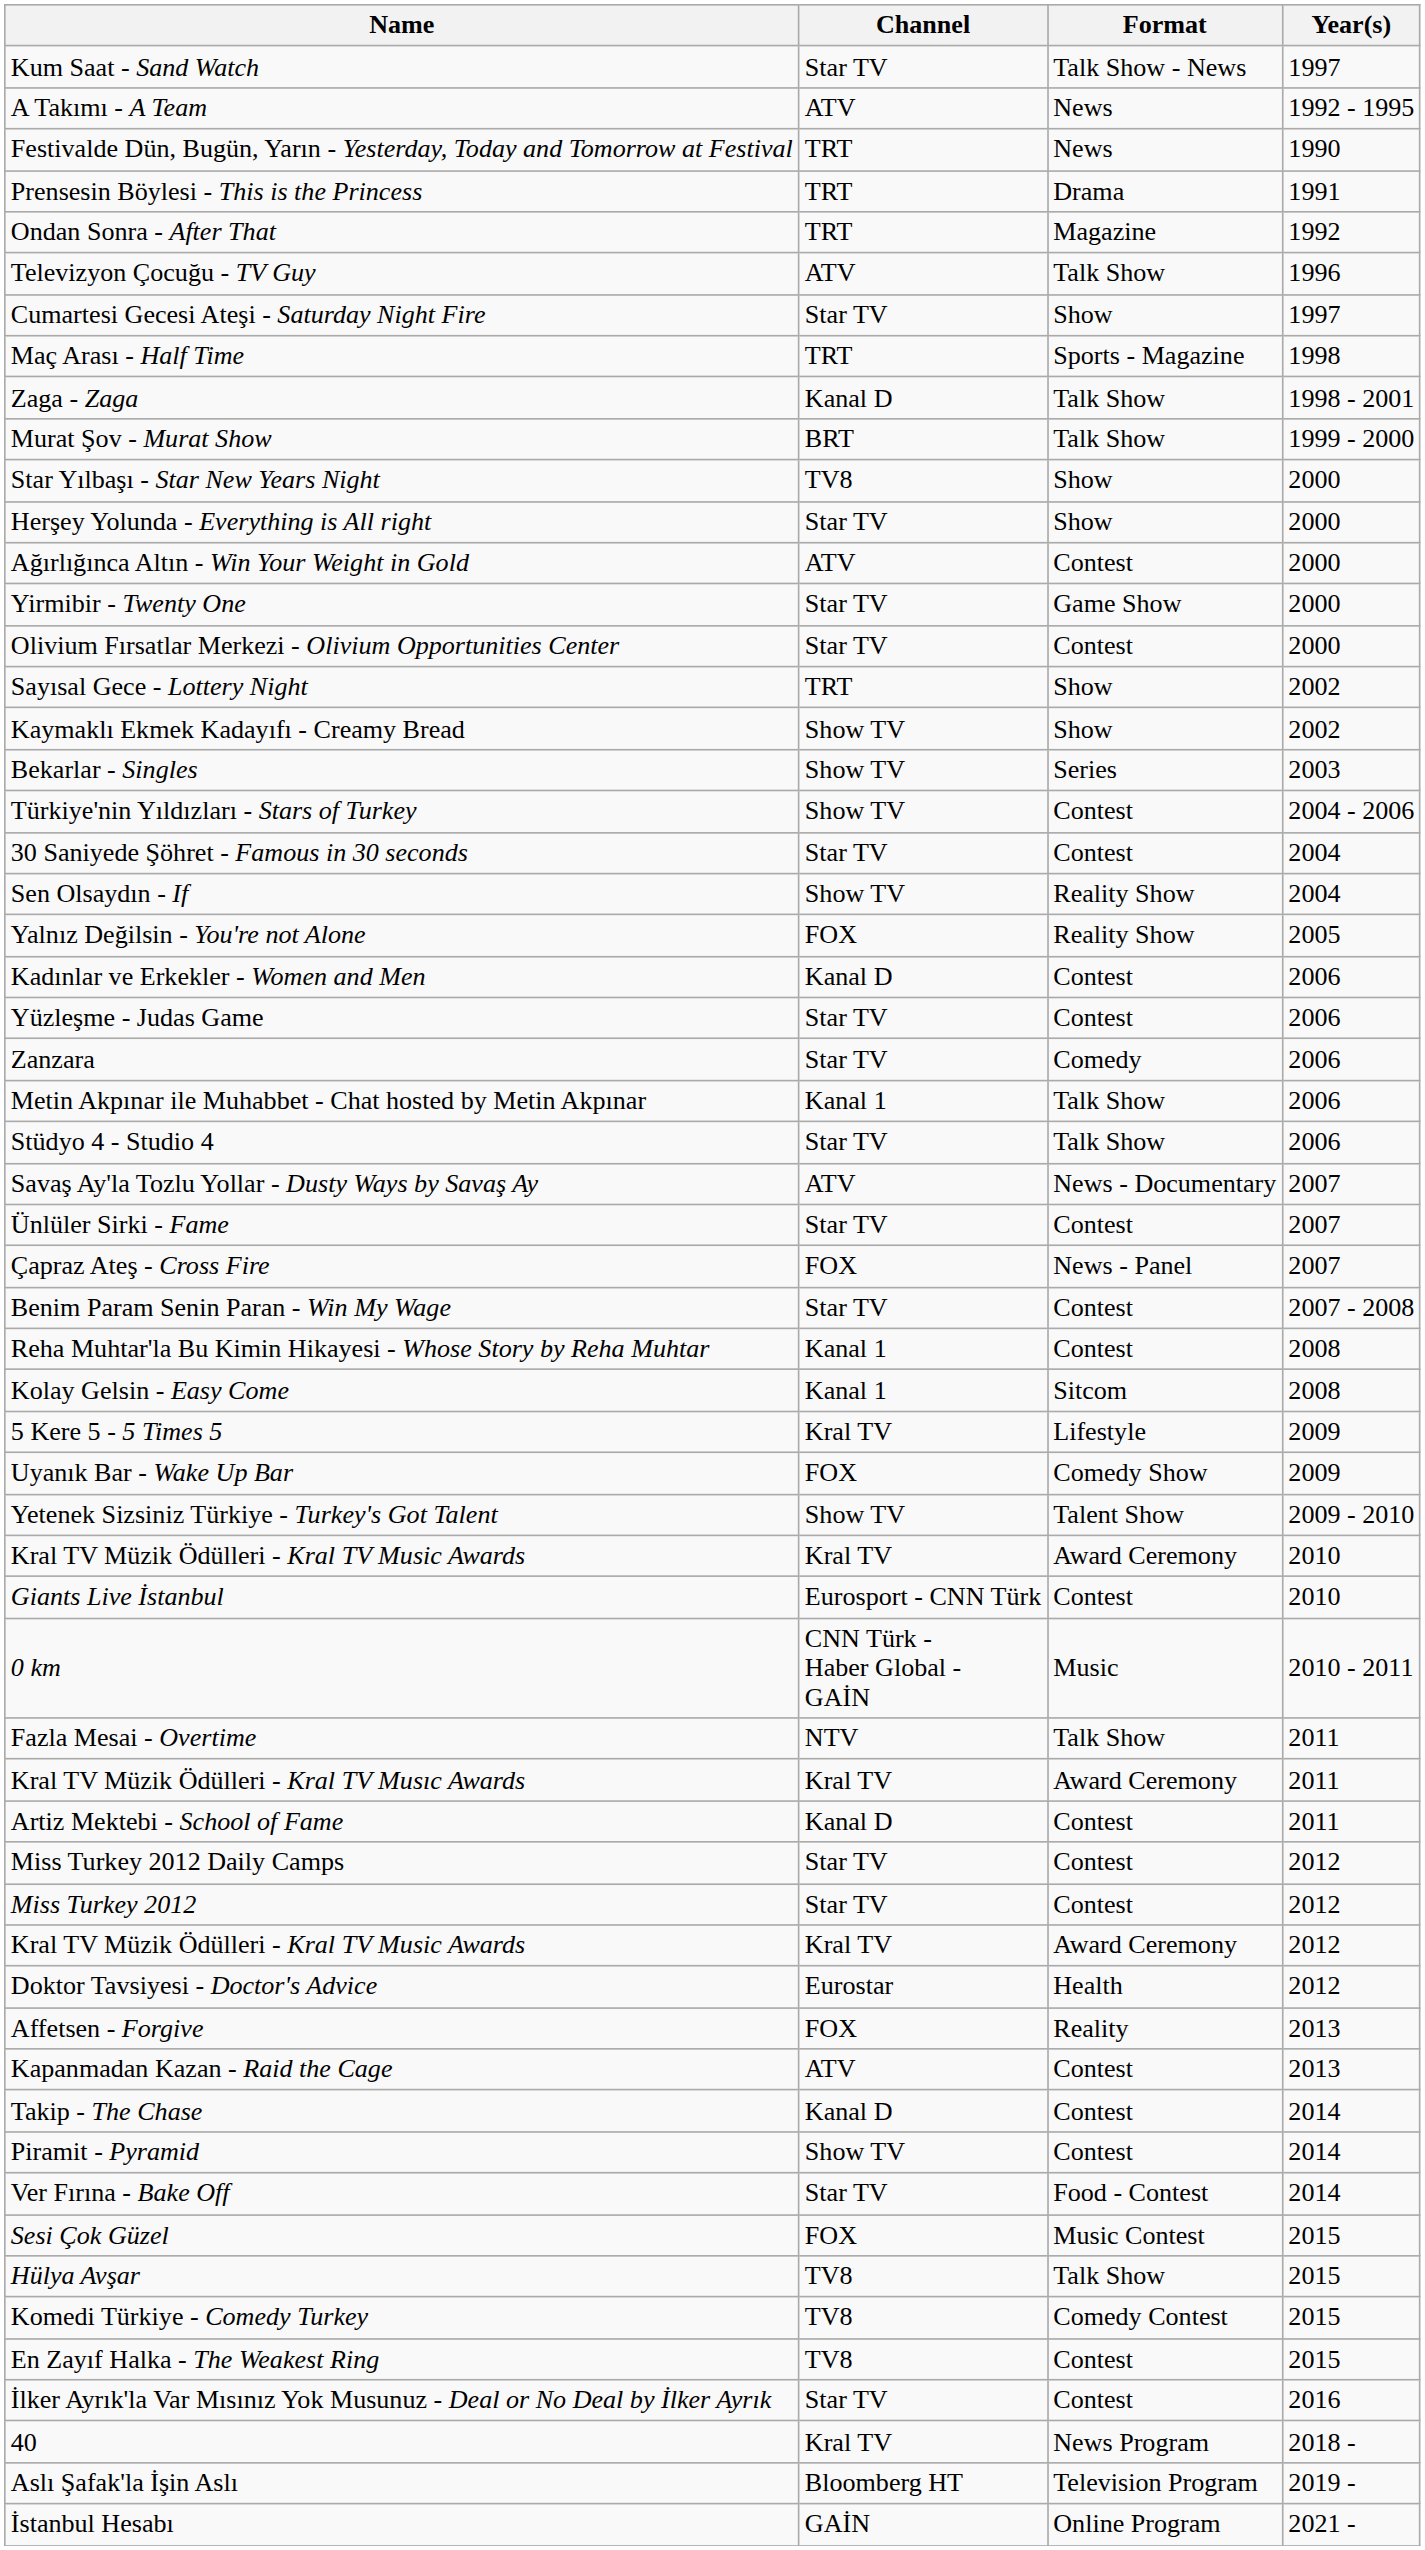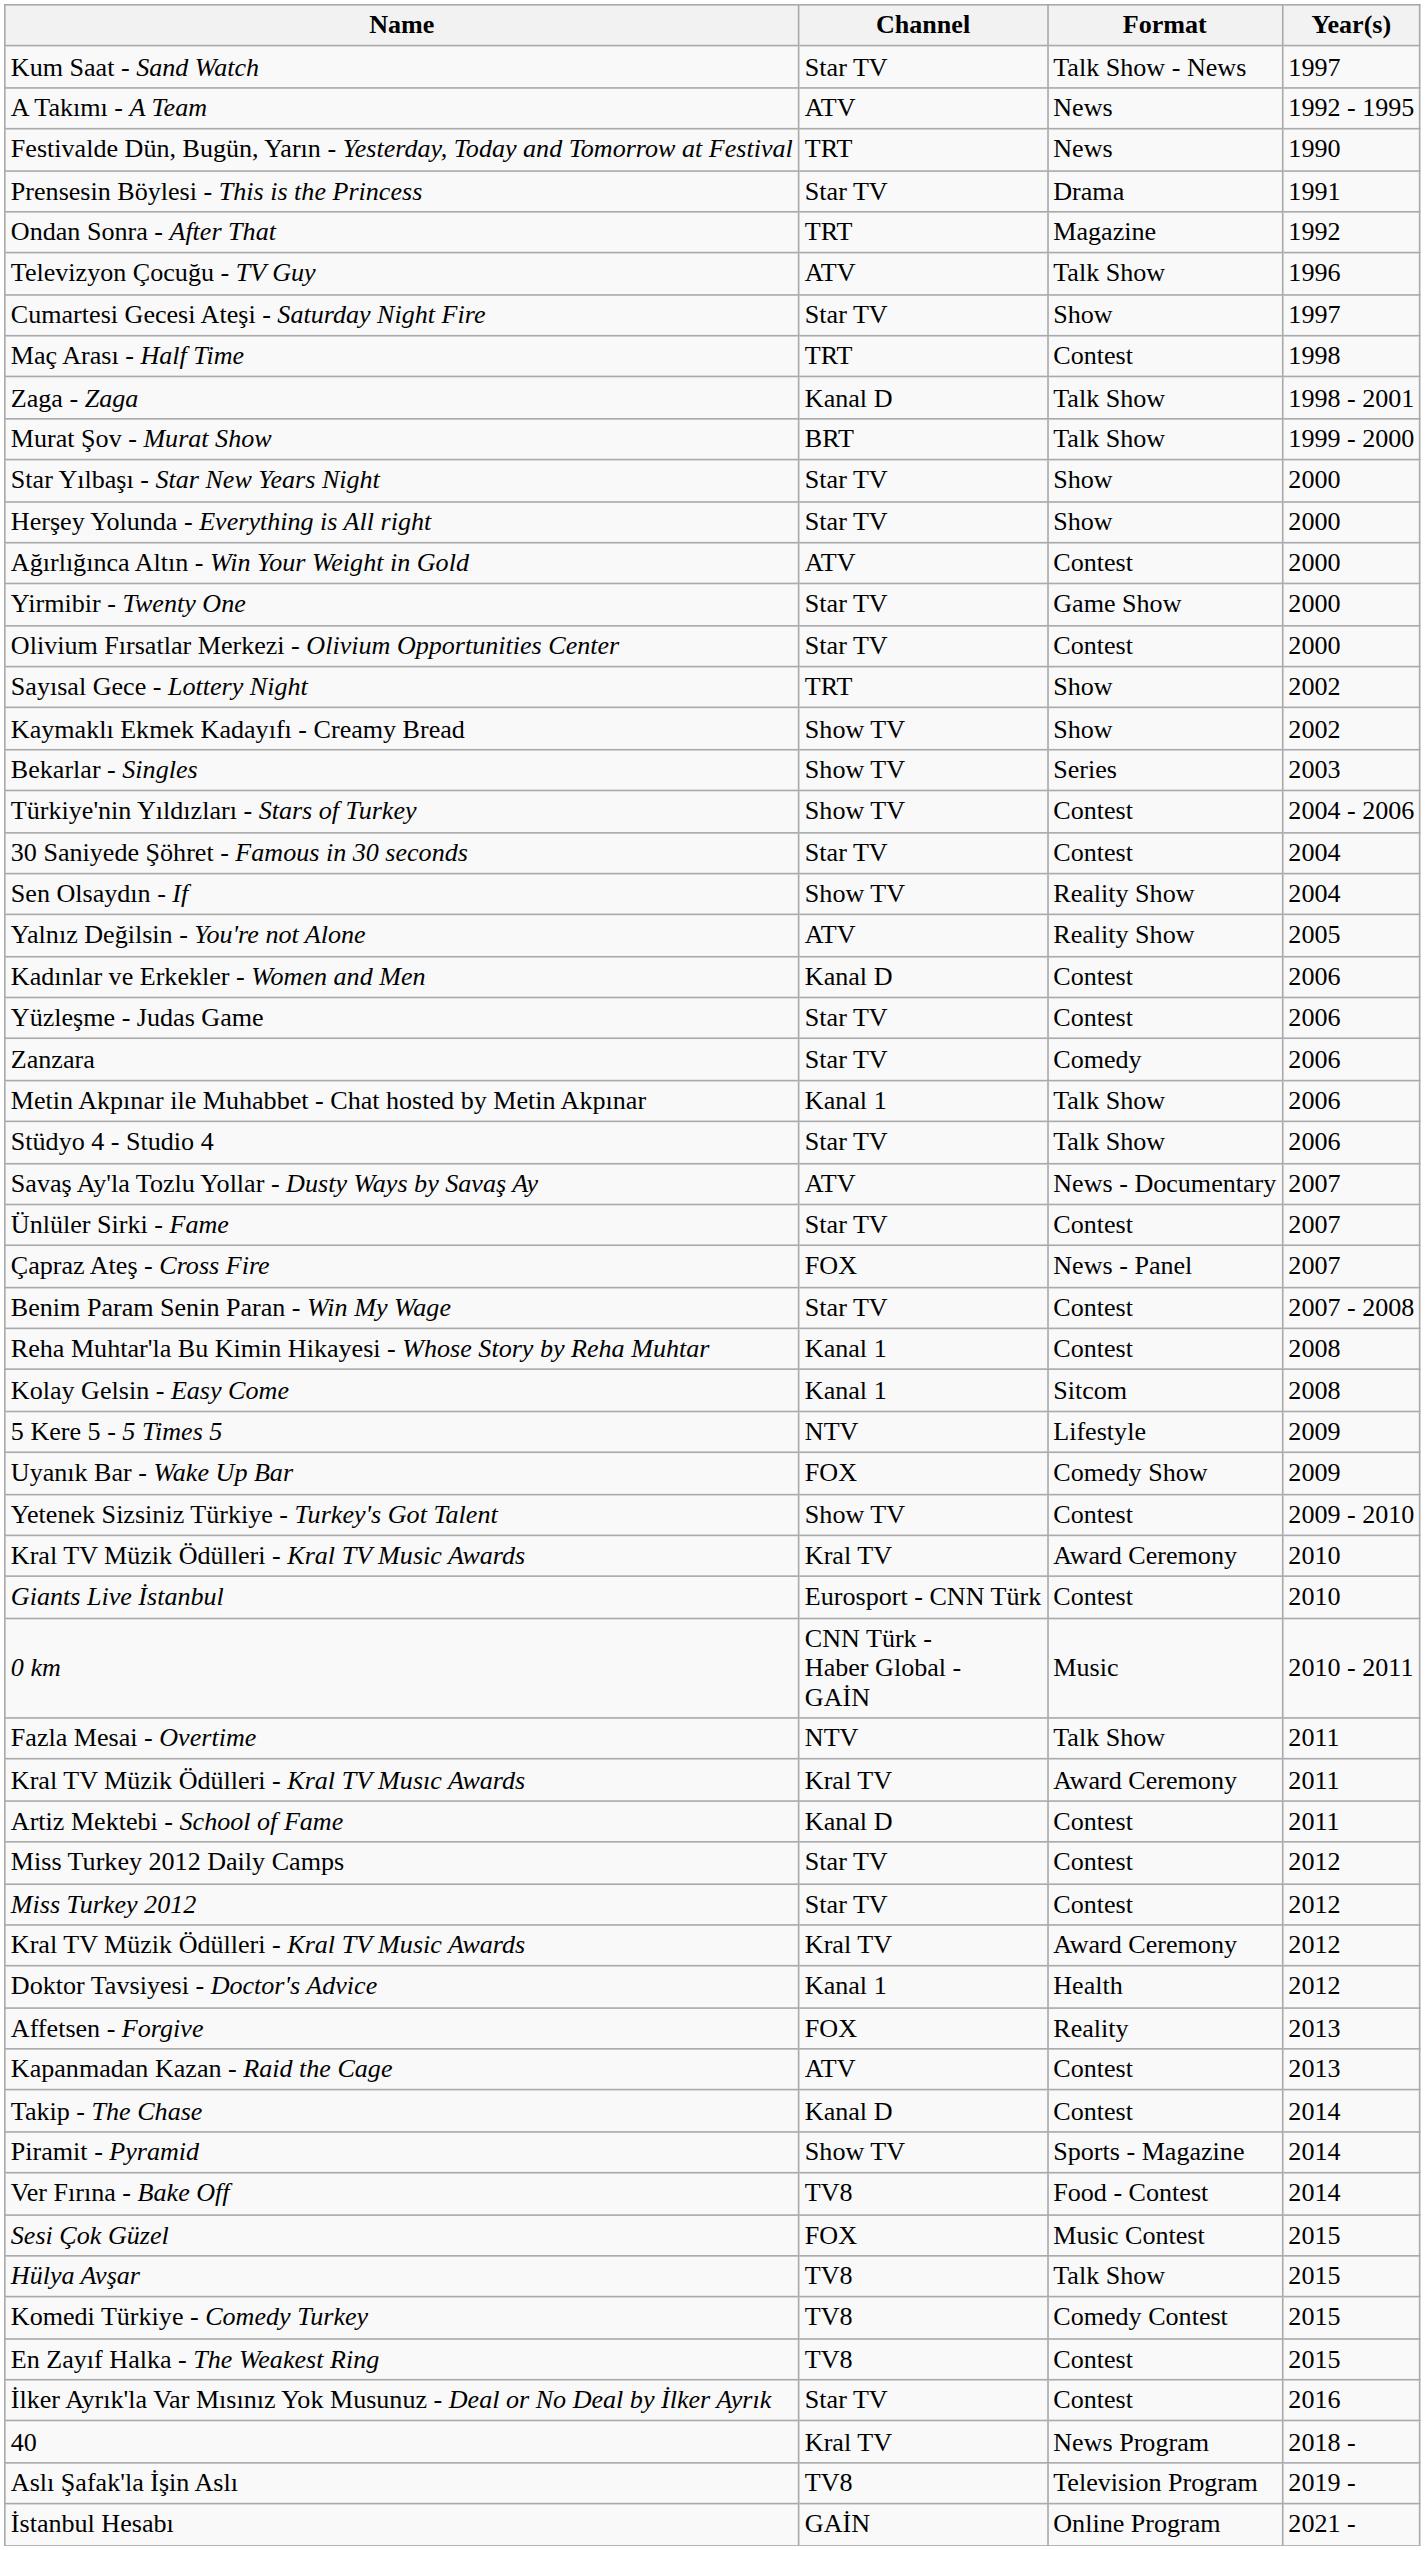(829, 190) TRT -> (846, 190) Star TV
(1149, 356) Sports - Magazine -> (1093, 356) Contest
(829, 480) TV8 -> (846, 480) Star TV
(831, 935) FOX -> (830, 935) ATV
(848, 1431) Kral TV -> (832, 1431) NTV
(1119, 1514) Talent Show -> (1093, 1514) Contest
(849, 1986) Eurostar -> (846, 1986) Kanal 1
(1093, 2151) Contest -> (1149, 2151) Sports - Magazine
(846, 2193) Star TV -> (829, 2193) TV8
(884, 2482) Bloomberg HT -> (829, 2482) TV8
